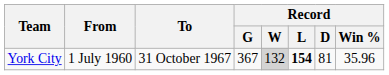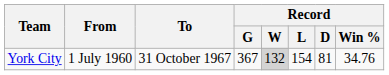(302, 59) bold -> (302, 59) normal
(360, 59) 35.96 -> (360, 59) 34.76
